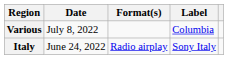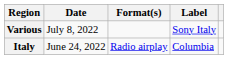(193, 29) Columbia -> (194, 29) Sony Italy
(194, 46) Sony Italy -> (193, 46) Columbia
